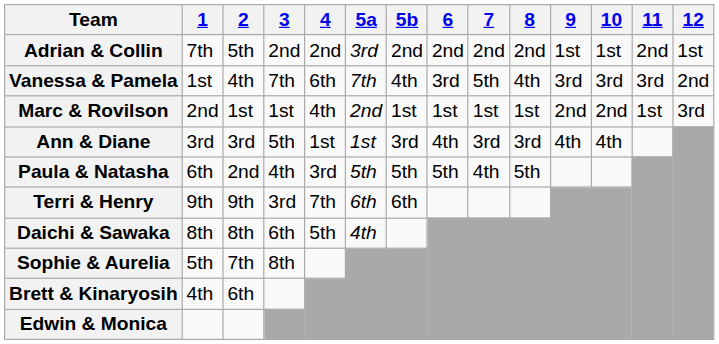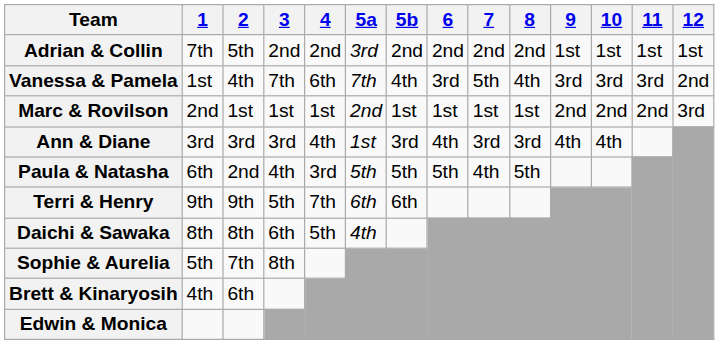(652, 50) 2nd -> (649, 50) 1st
(323, 111) 4th -> (322, 111) 1st
(649, 111) 1st -> (652, 111) 2nd
(282, 141) 5th -> (282, 141) 3rd
(322, 141) 1st -> (323, 141) 4th
(282, 202) 3rd -> (282, 202) 5th
